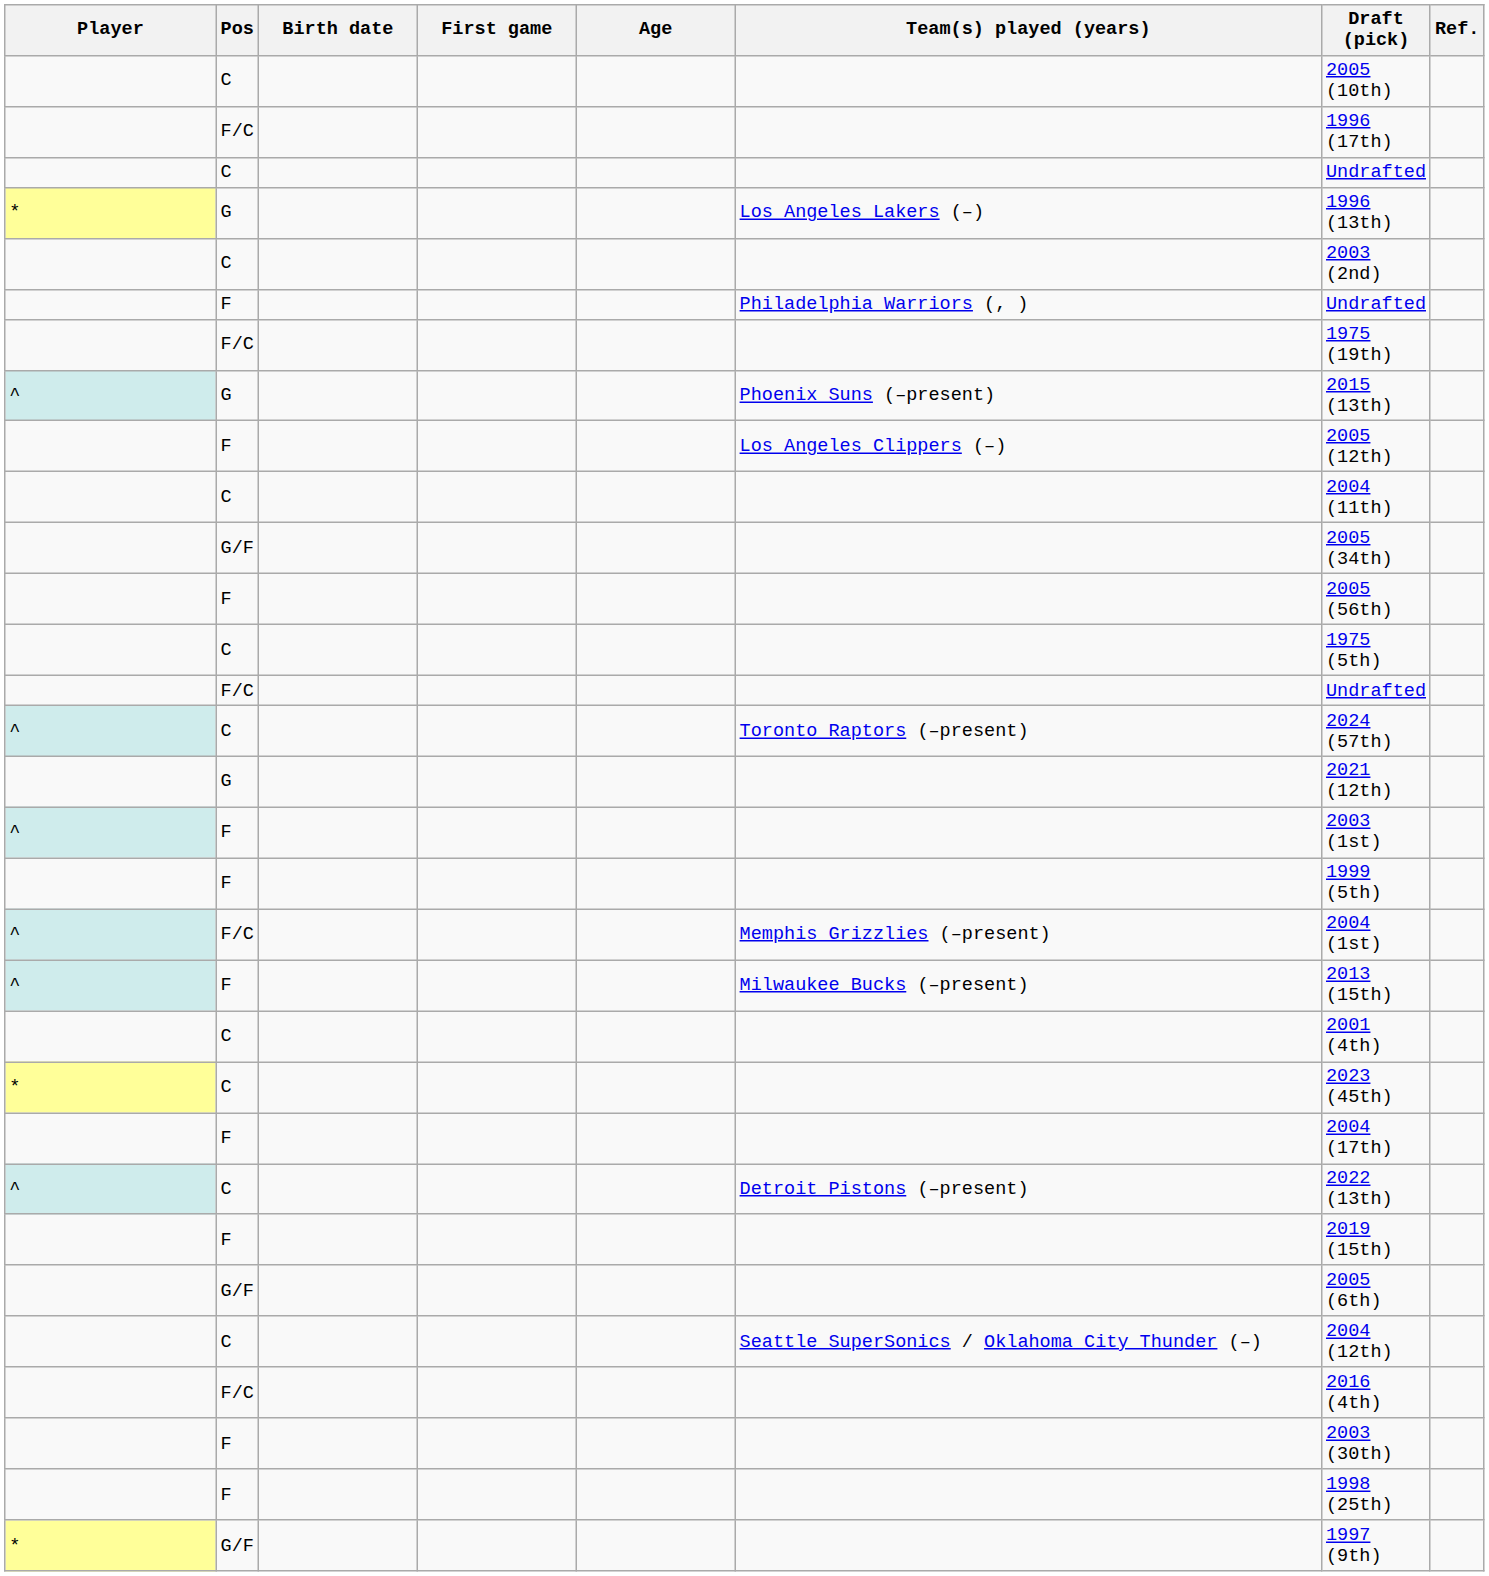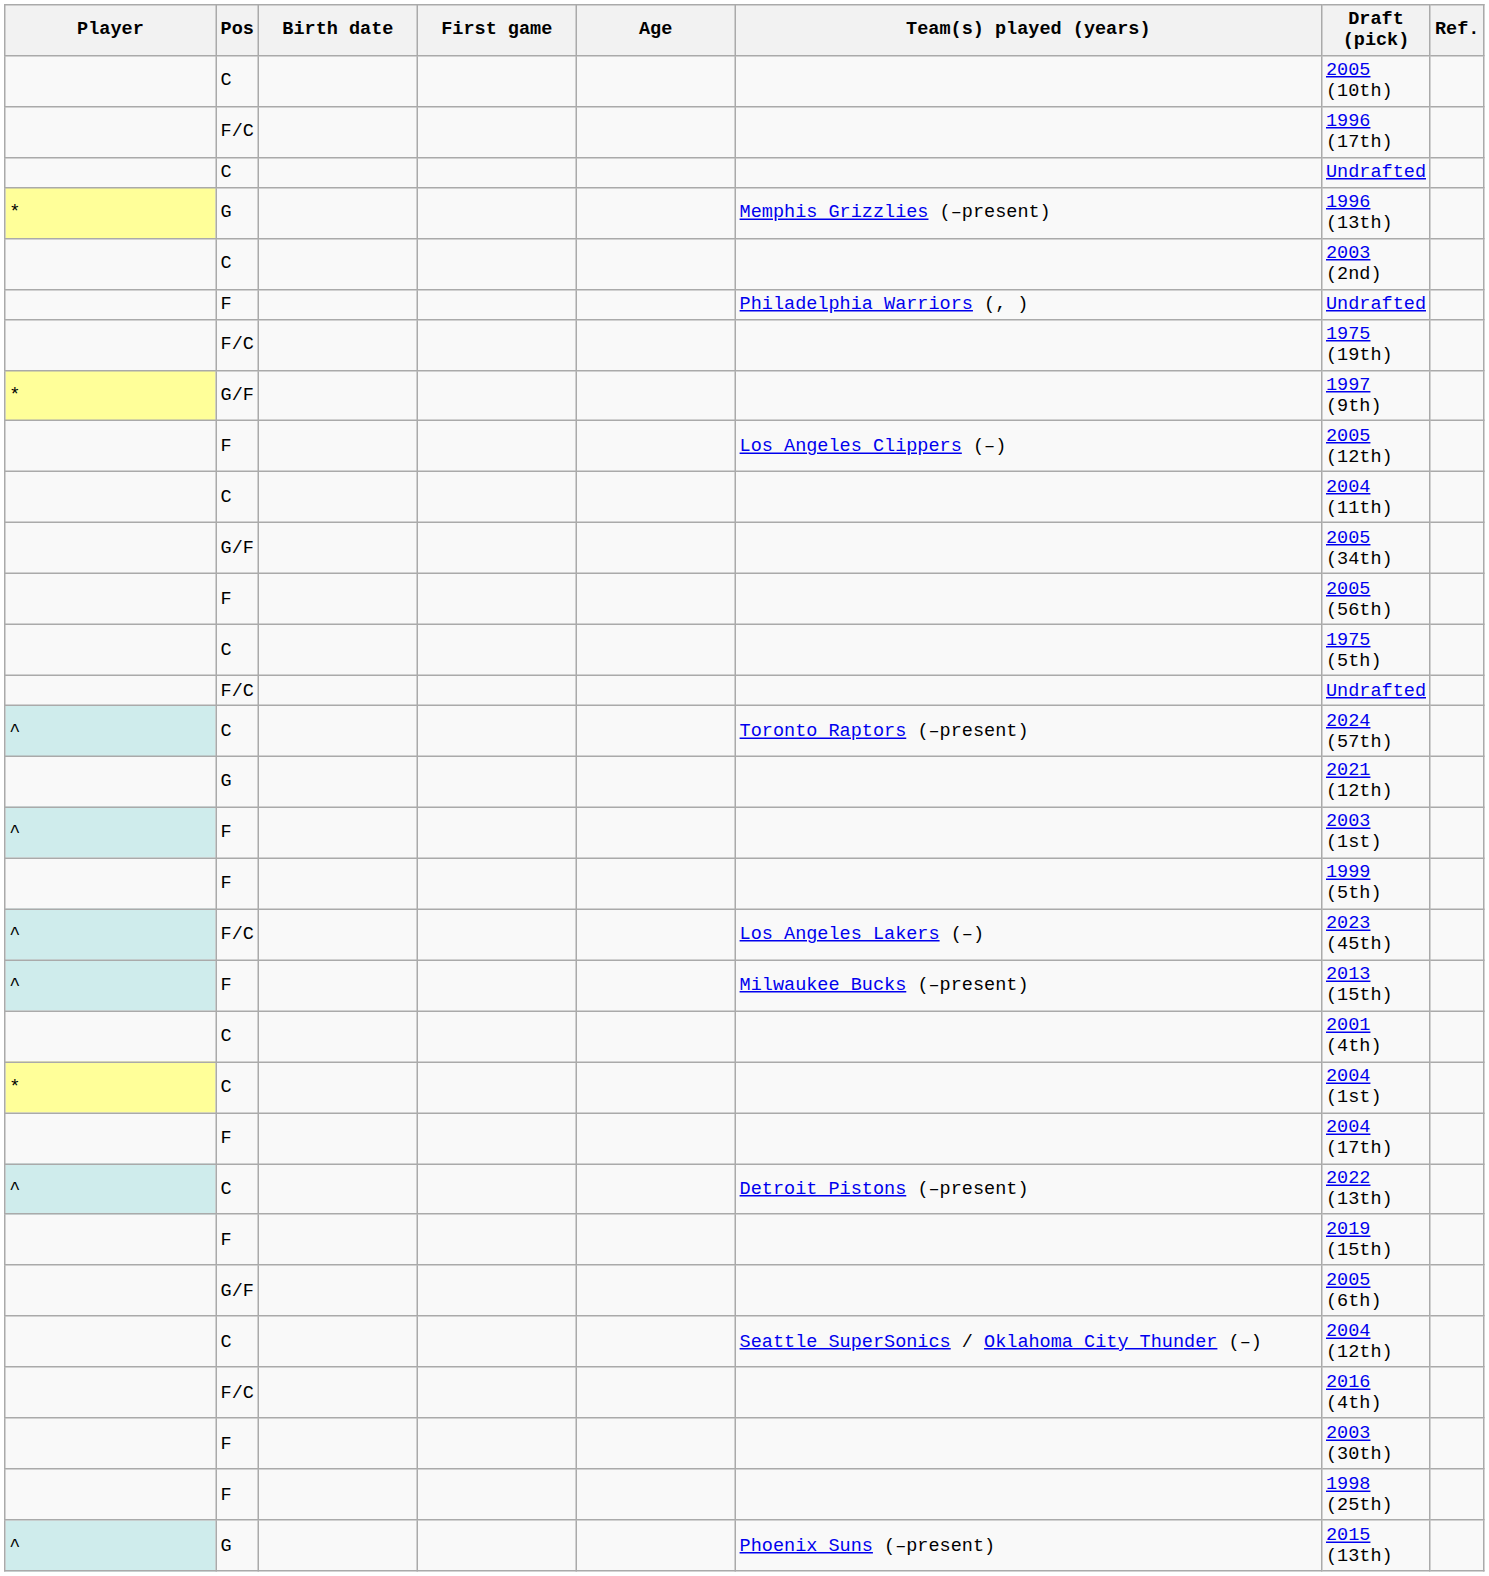(862, 213) Los Angeles Lakers (–) -> (895, 213) Memphis Grizzlies (–present)
rows swapped: (15, 1546) <-> (15, 396)
(895, 935) Memphis Grizzlies (–present) -> (862, 935) Los Angeles Lakers (–)
(1354, 935) 2004 (1st) -> (1359, 935) 2023 (45th)
(1359, 1087) 2023 (45th) -> (1354, 1087) 2004 (1st)
